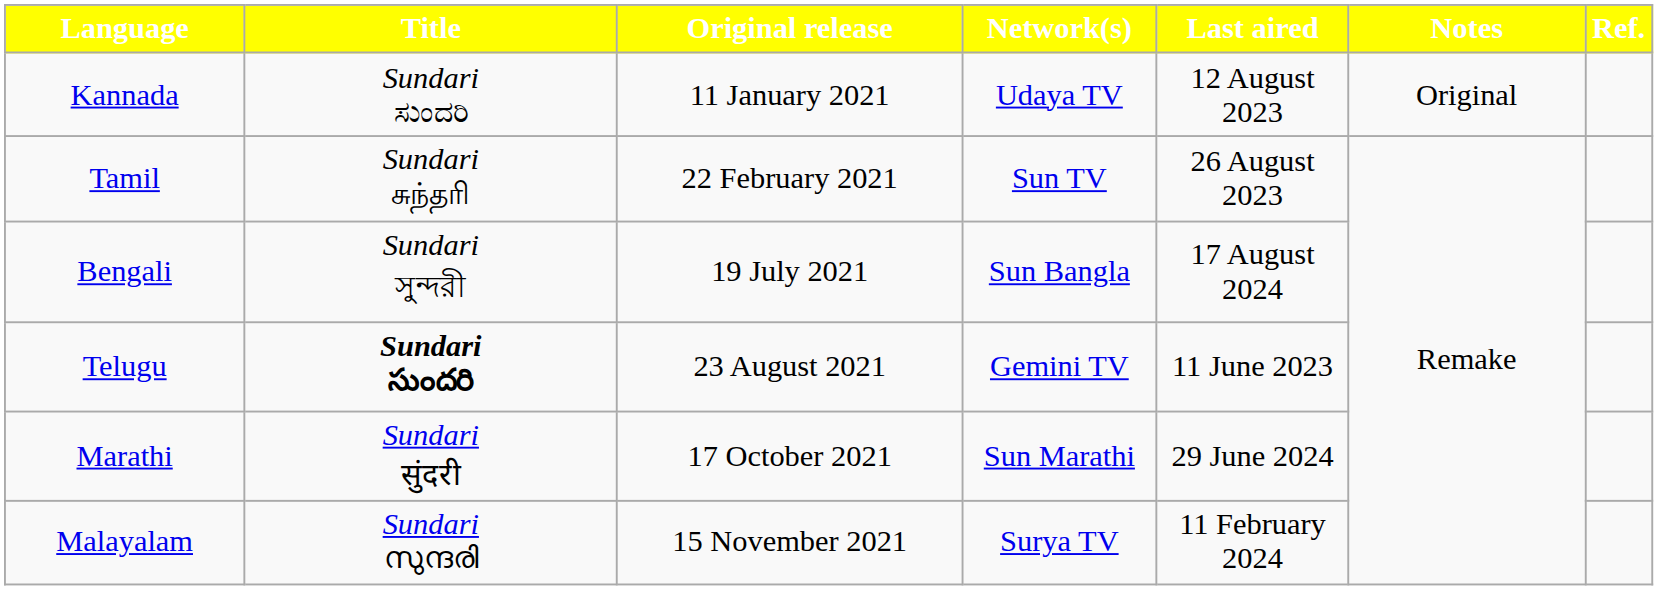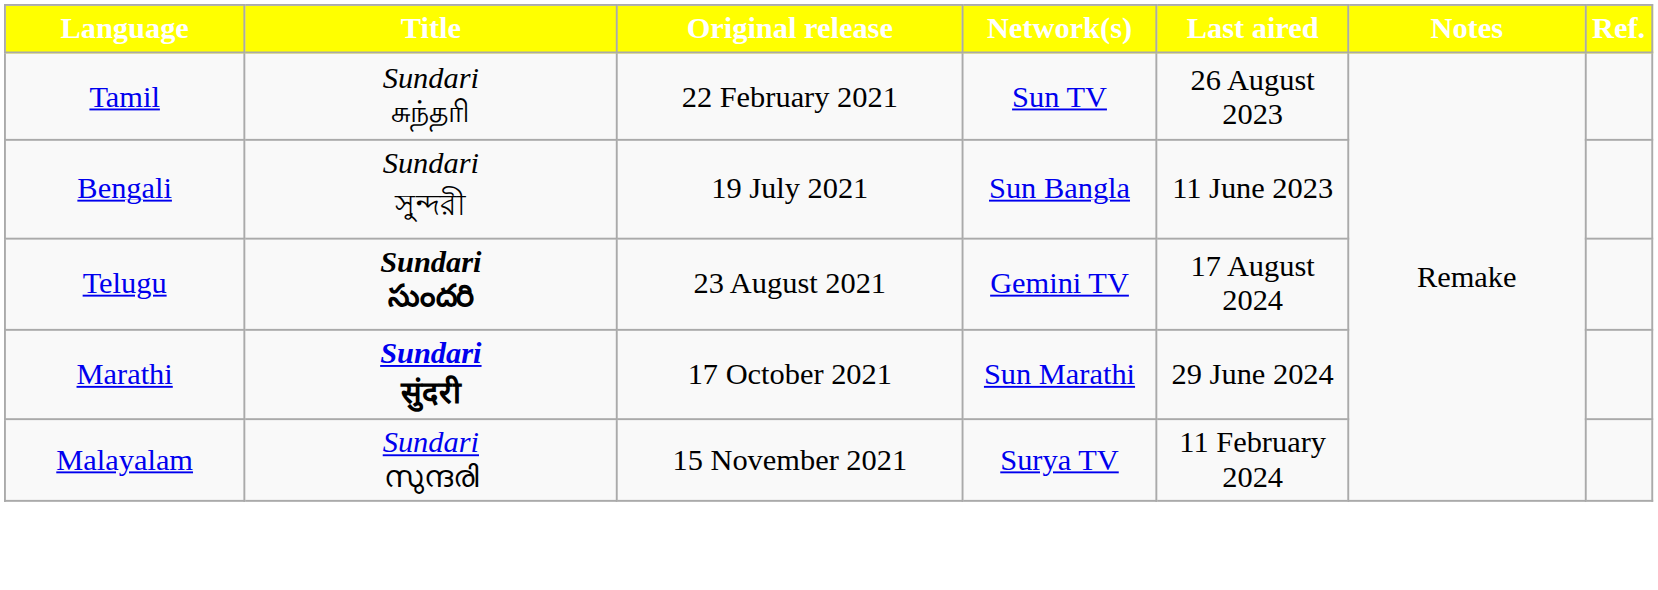- row: (125, 93)
(1253, 271) 17 August 2024 -> (1253, 188) 11 June 2023
(1253, 365) 11 June 2023 -> (1253, 283) 17 August 2024
(431, 454) normal -> (431, 372) bold
